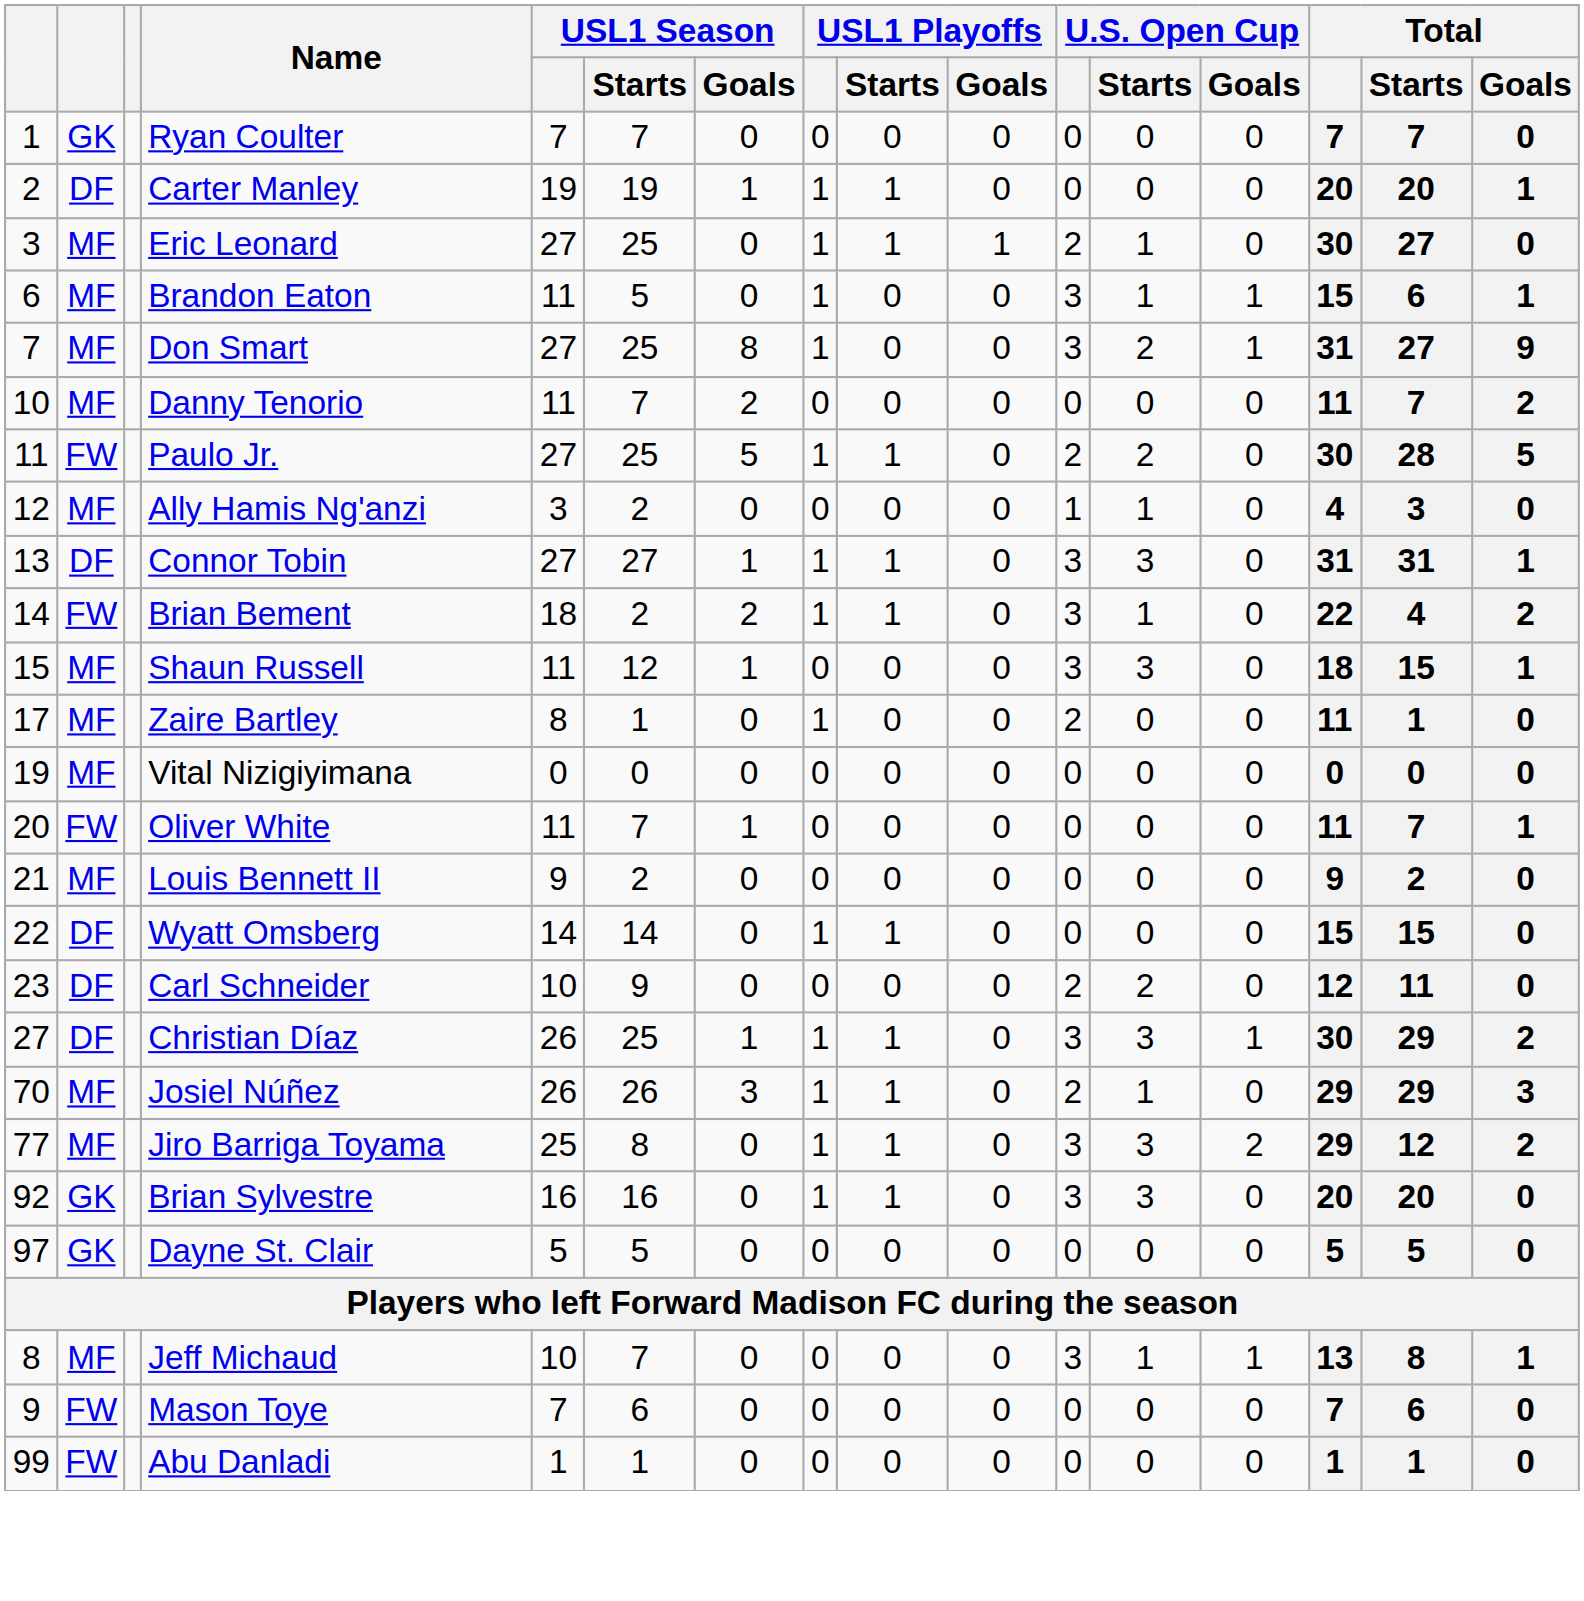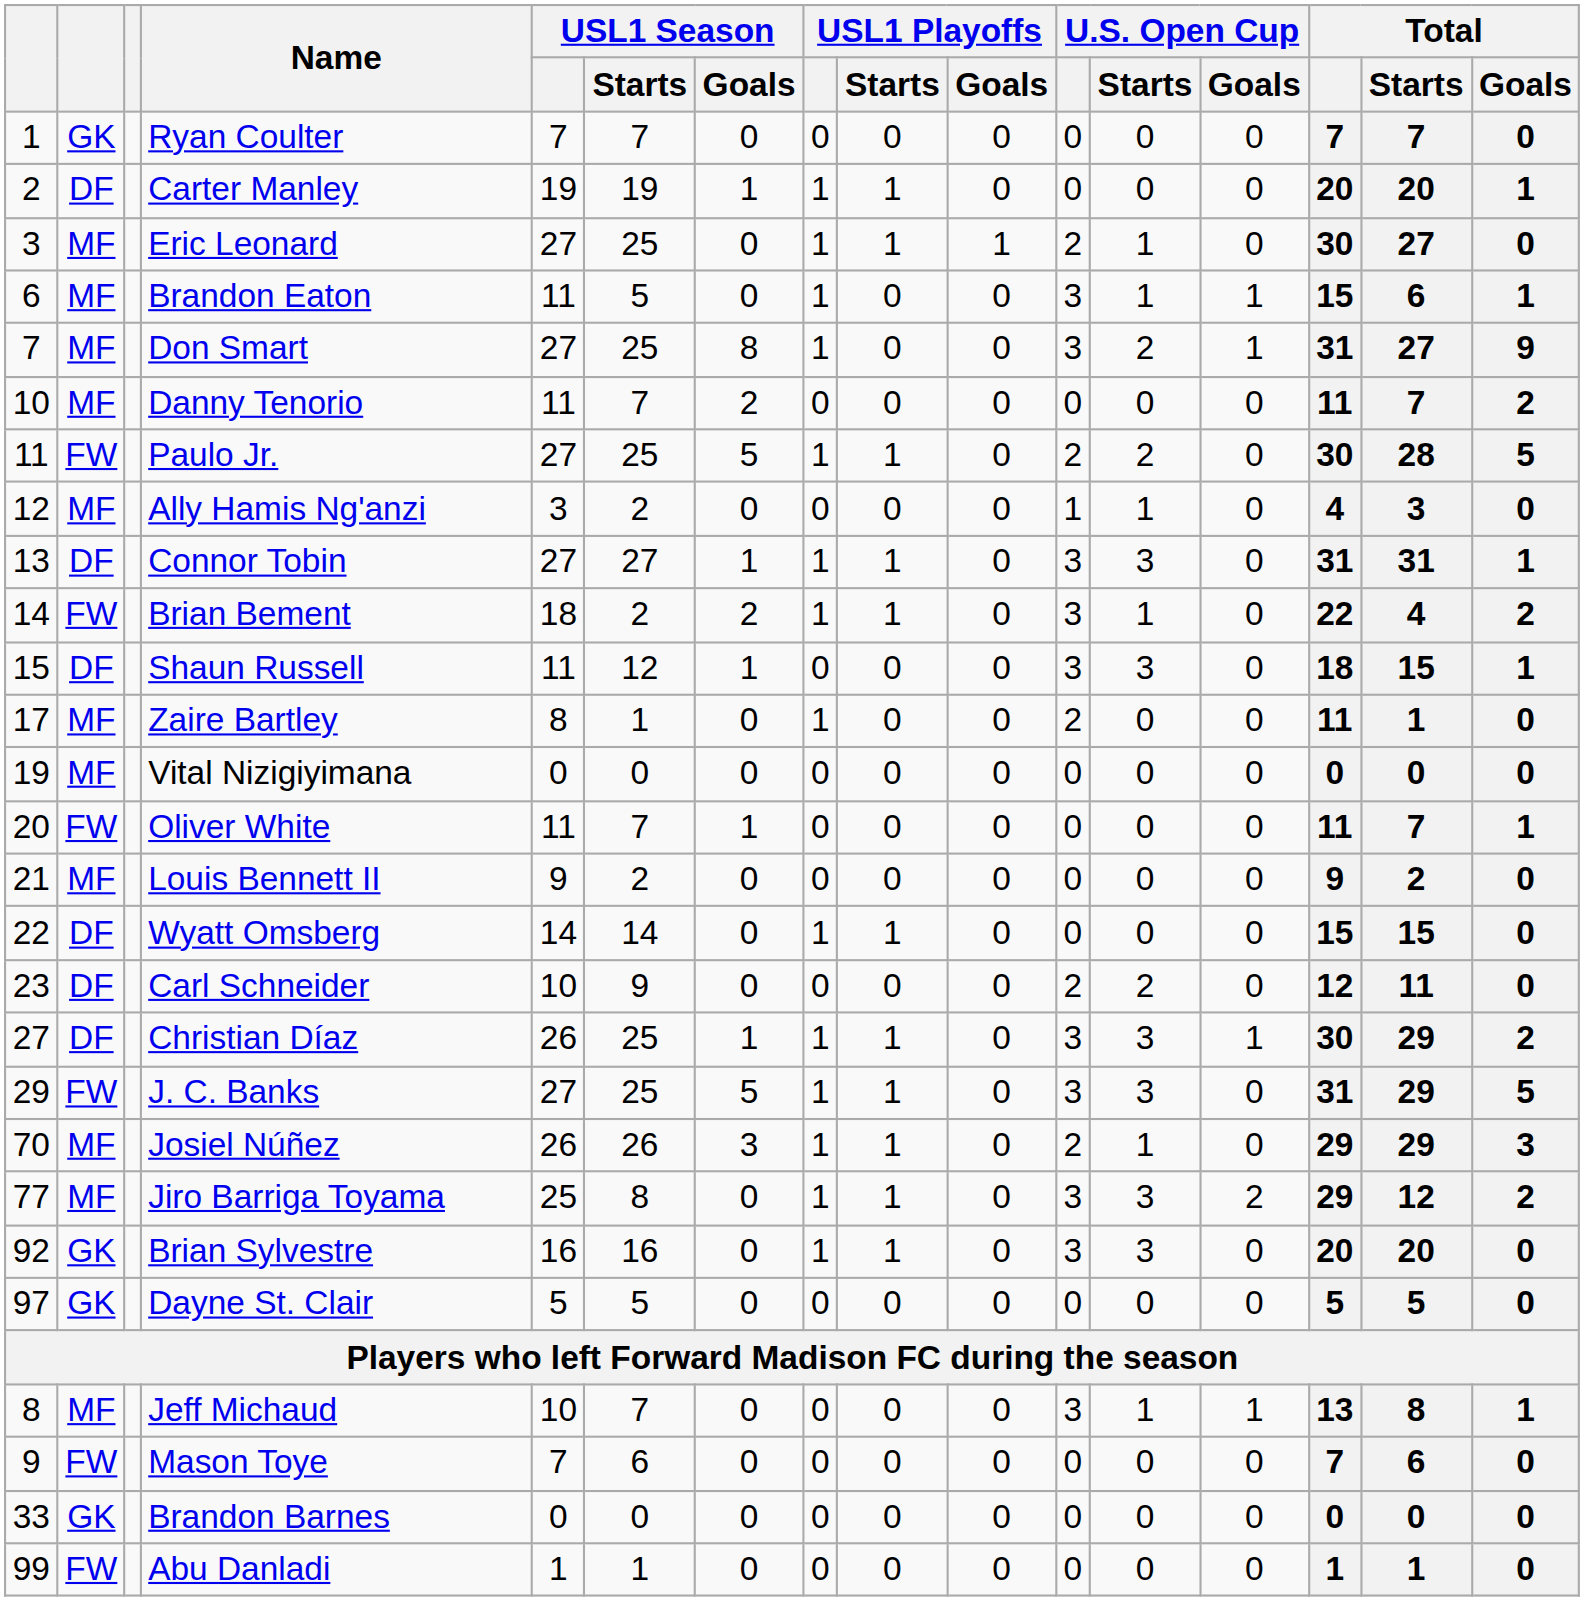(91, 667) MF -> (91, 667) DF
+ row: (234, 1091)
+ row: (269, 1515)
